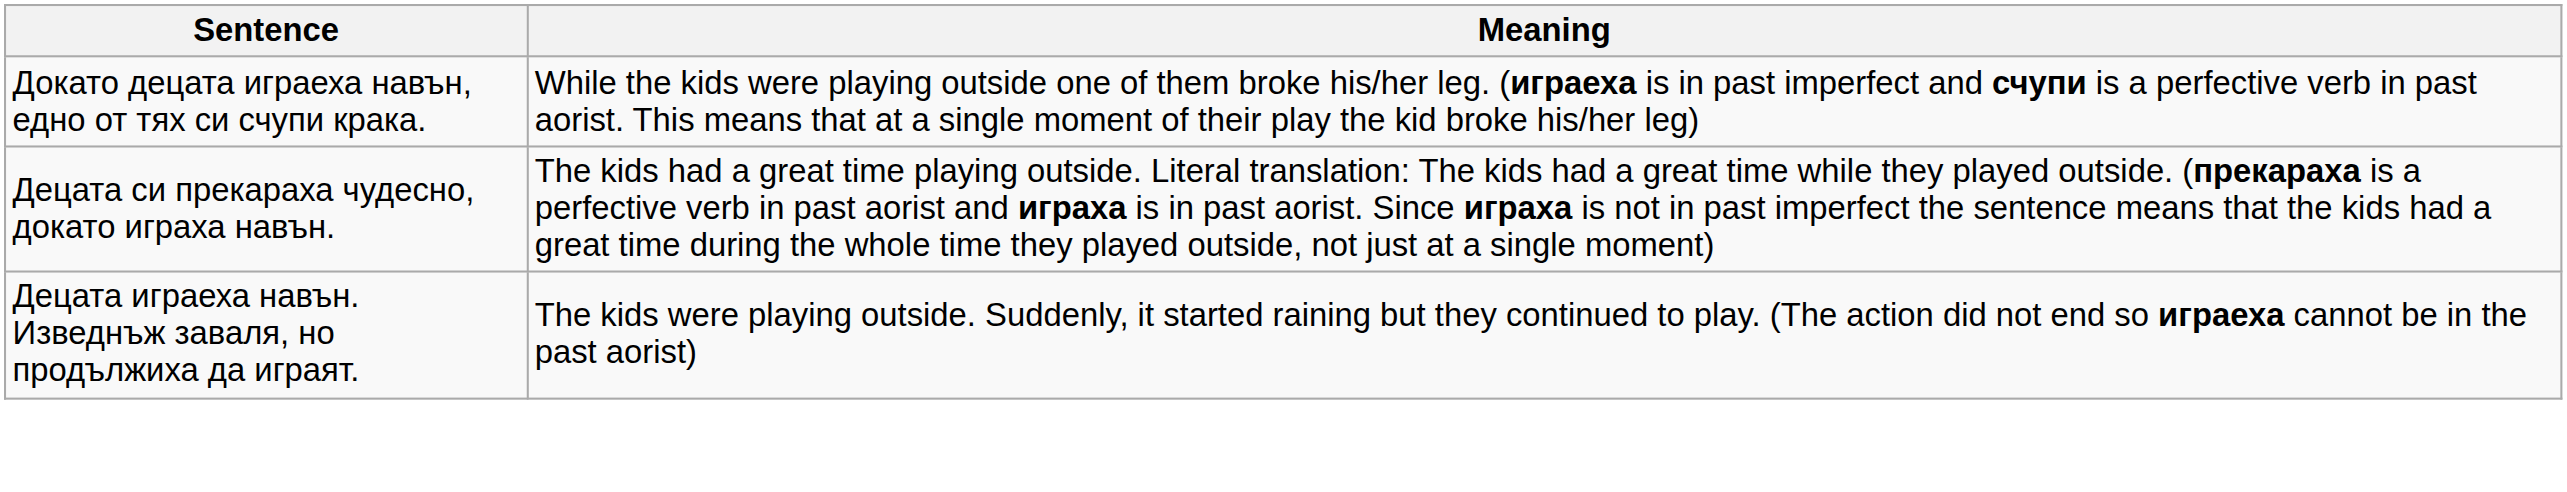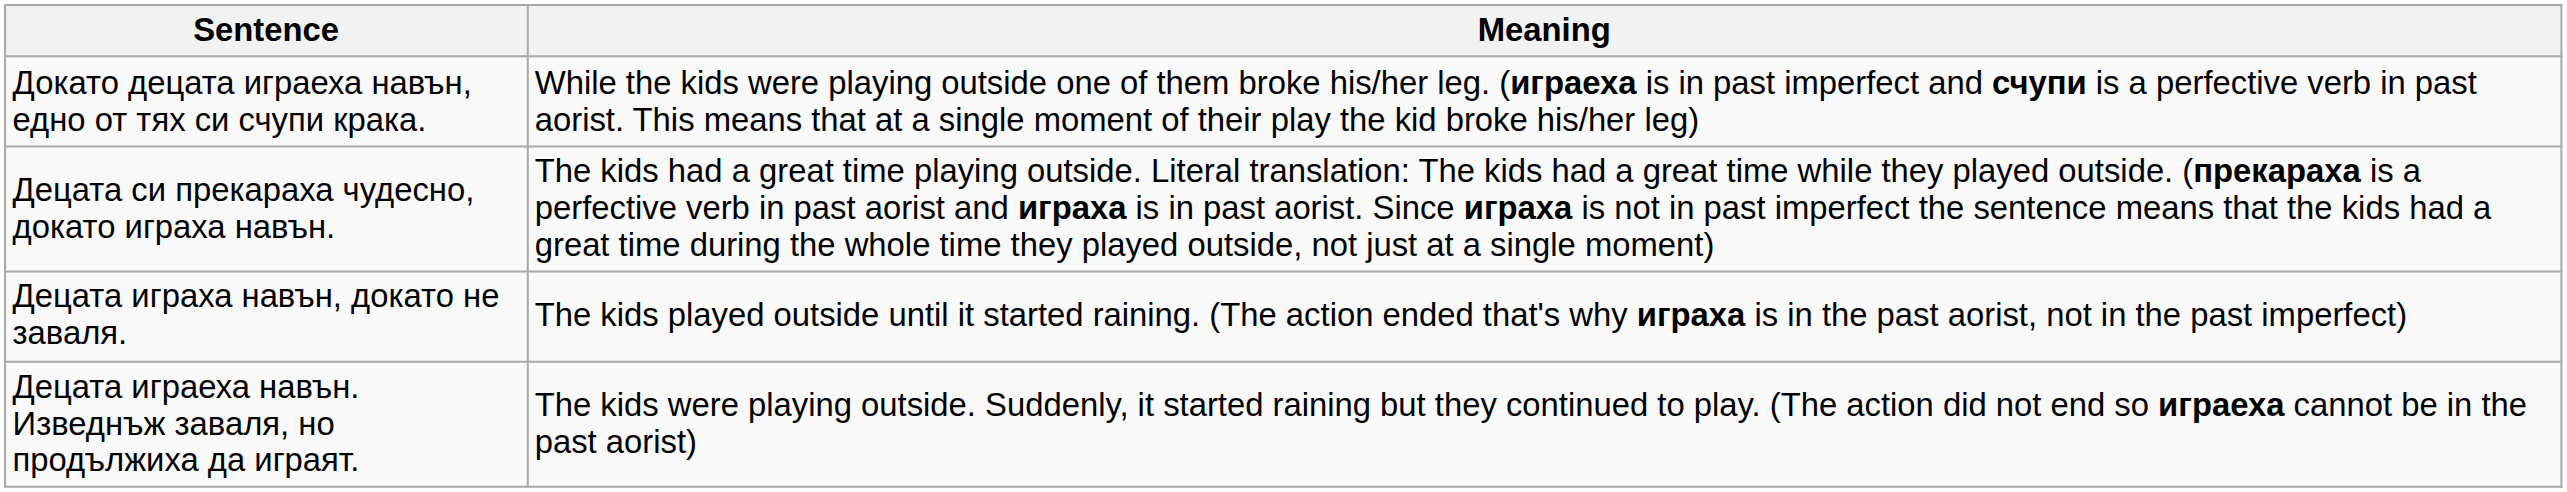+ row: (256, 315)
